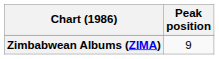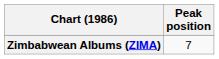(189, 44) 9 -> (189, 44) 7
